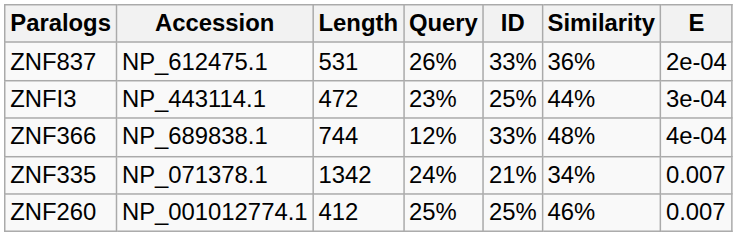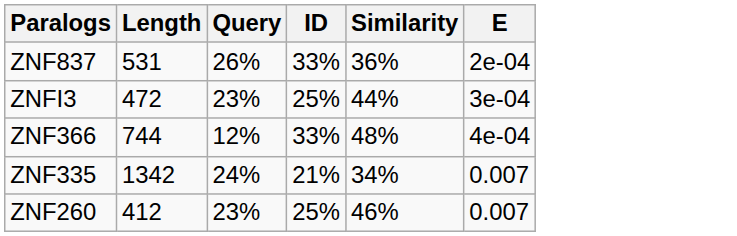- column: (215, 23)
(433, 212) 25% -> (236, 212) 23%
